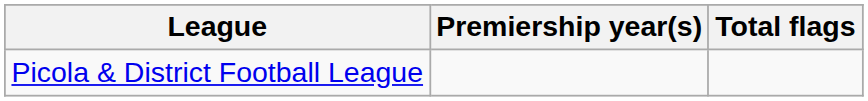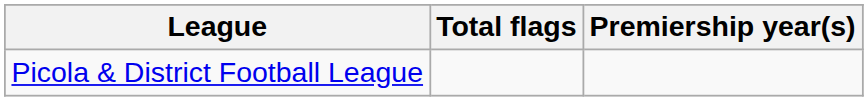columns swapped: (785, 27) <-> (569, 27)
